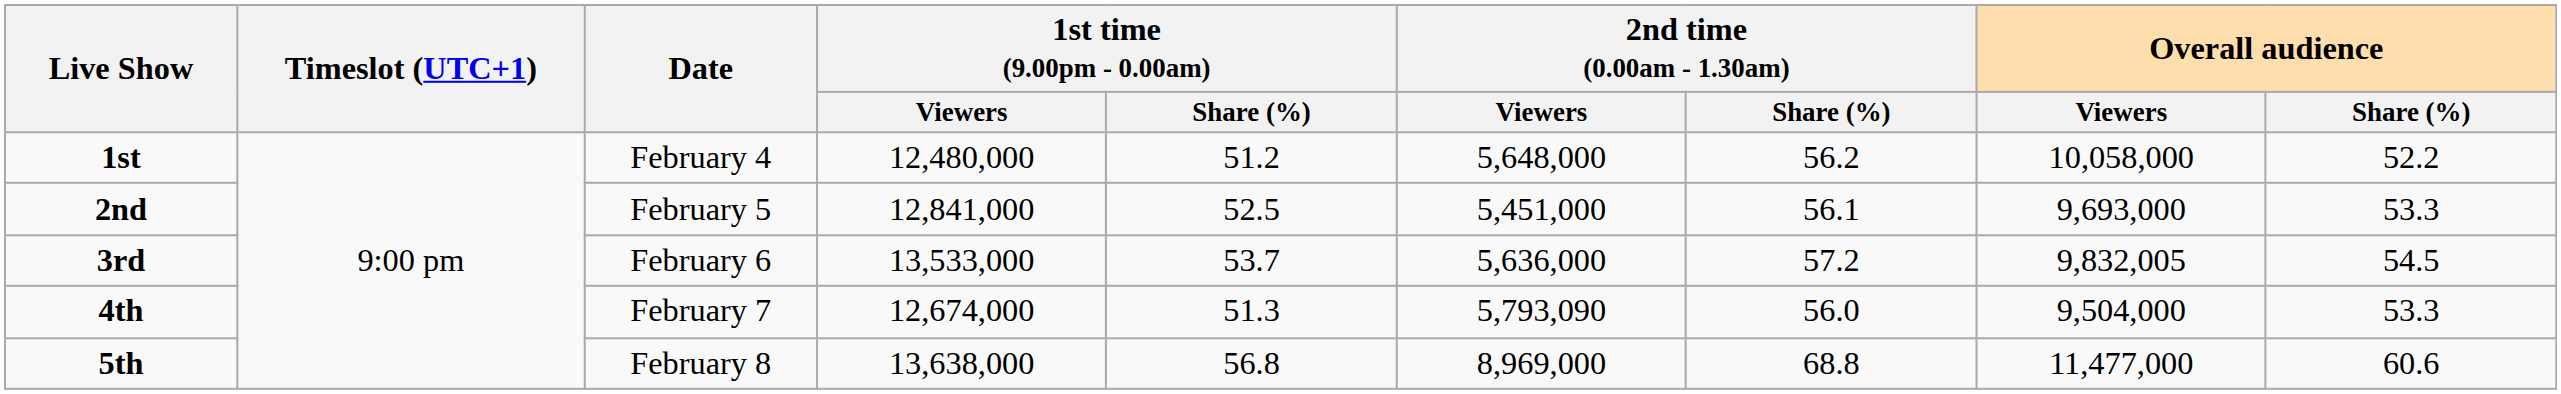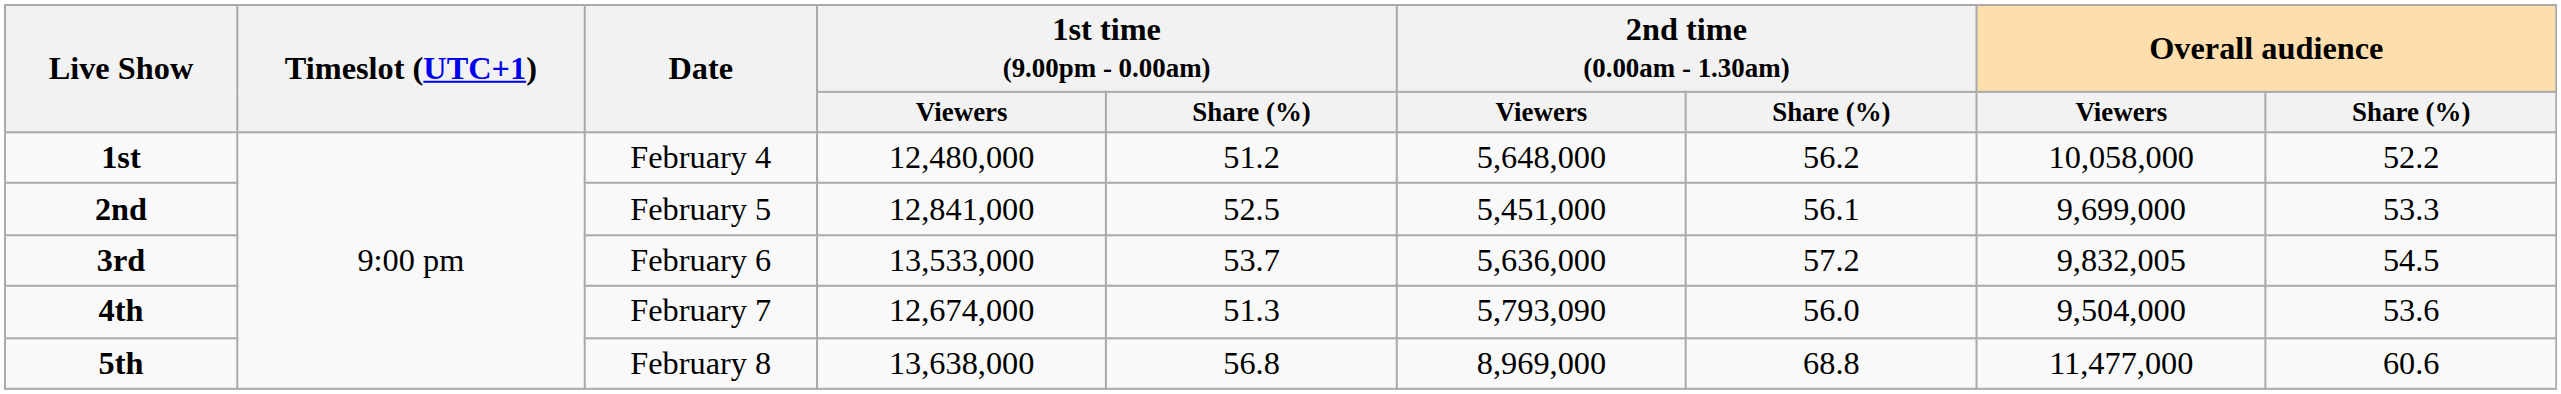(2121, 208) 9,693,000 -> (2121, 208) 9,699,000
(2411, 311) 53.3 -> (2411, 311) 53.6
